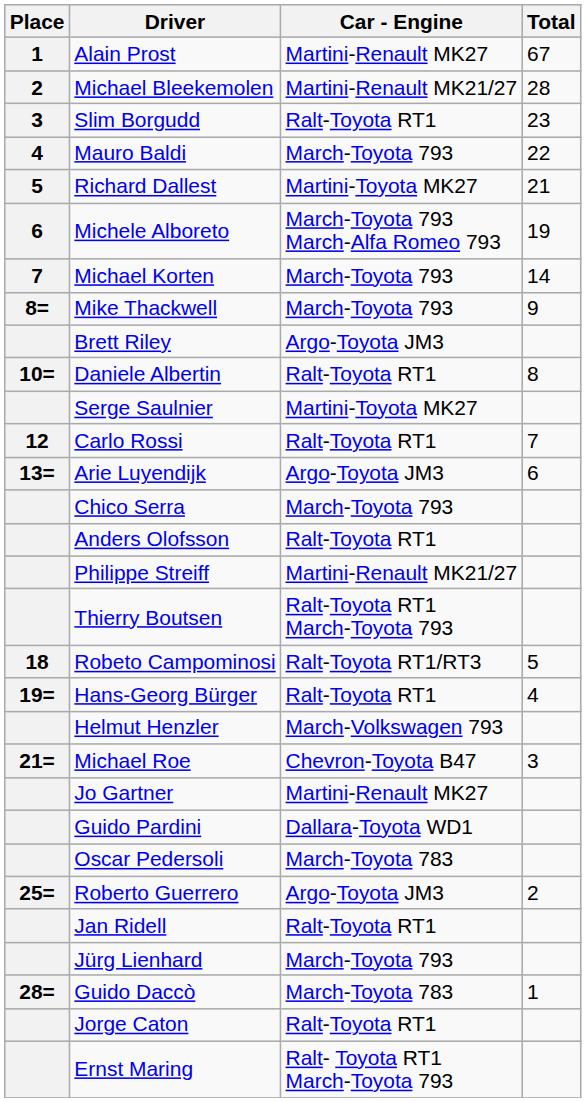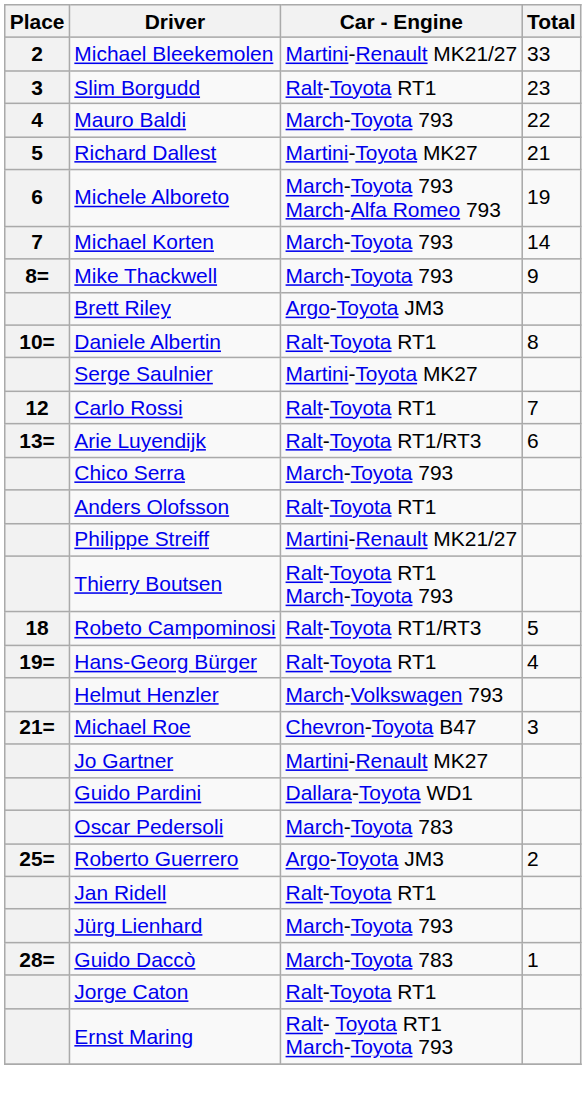- row: (125, 54)
(539, 87) 28 -> (539, 54) 33
(365, 473) Argo-Toyota JM3 -> (384, 440) Ralt-Toyota RT1/RT3
